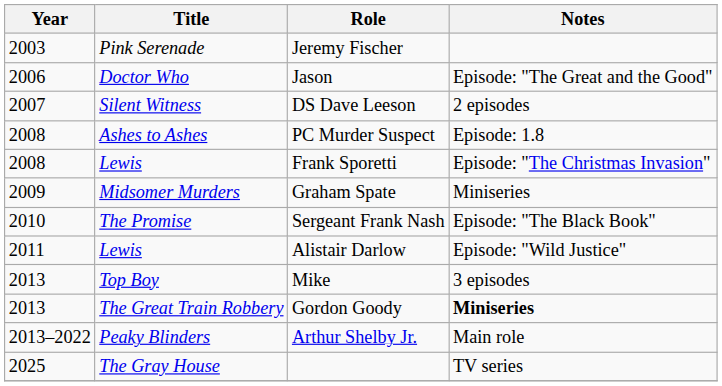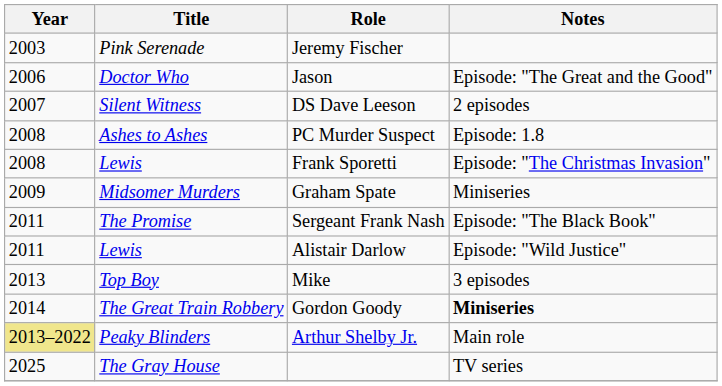(27, 221) 2010 -> (27, 221) 2011
(27, 308) 2013 -> (27, 308) 2014
(50, 337) no background -> (50, 337) khaki background
